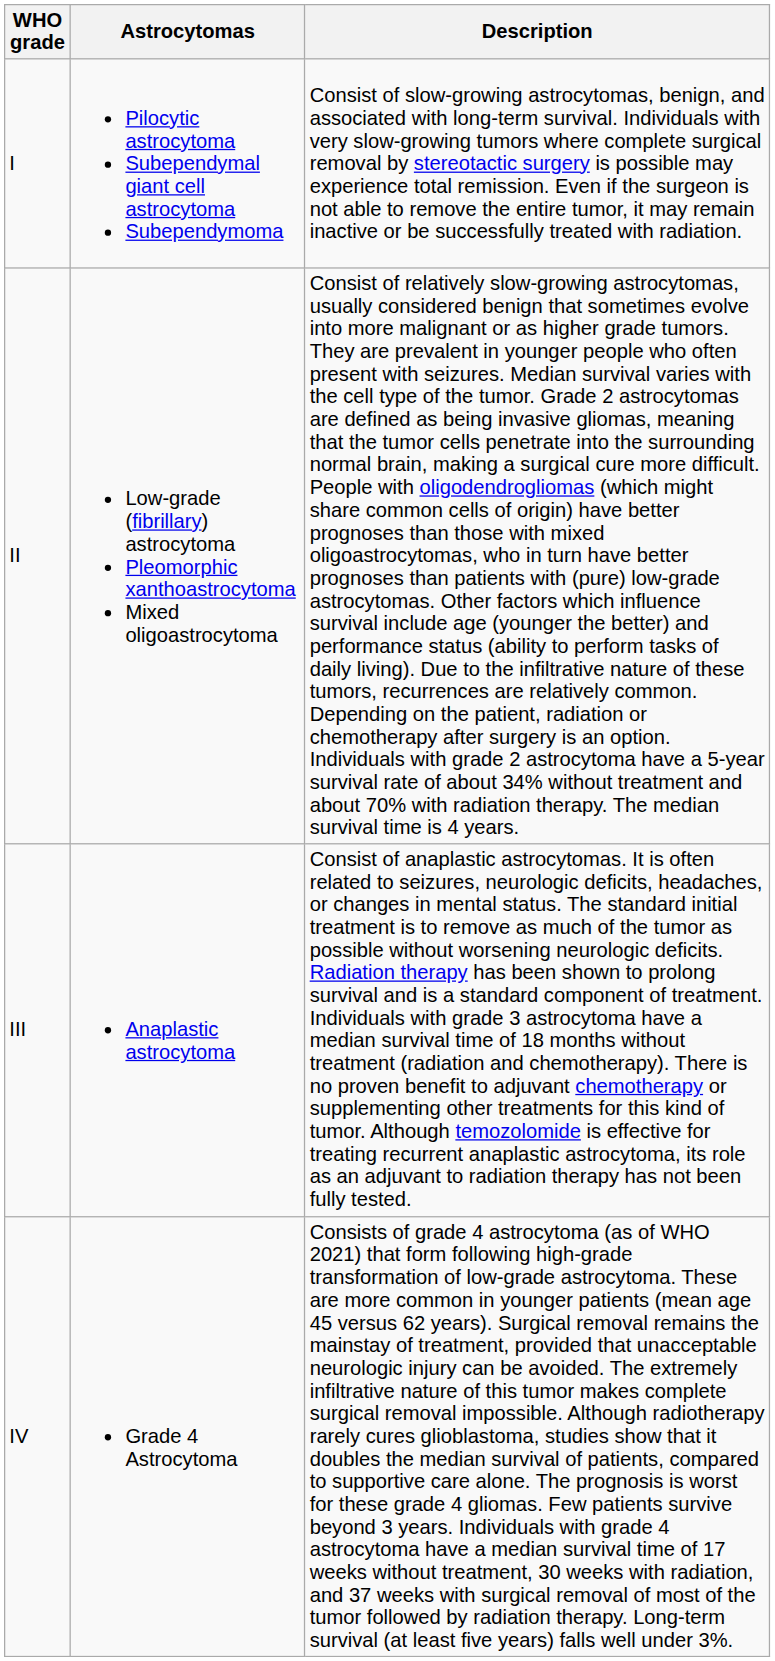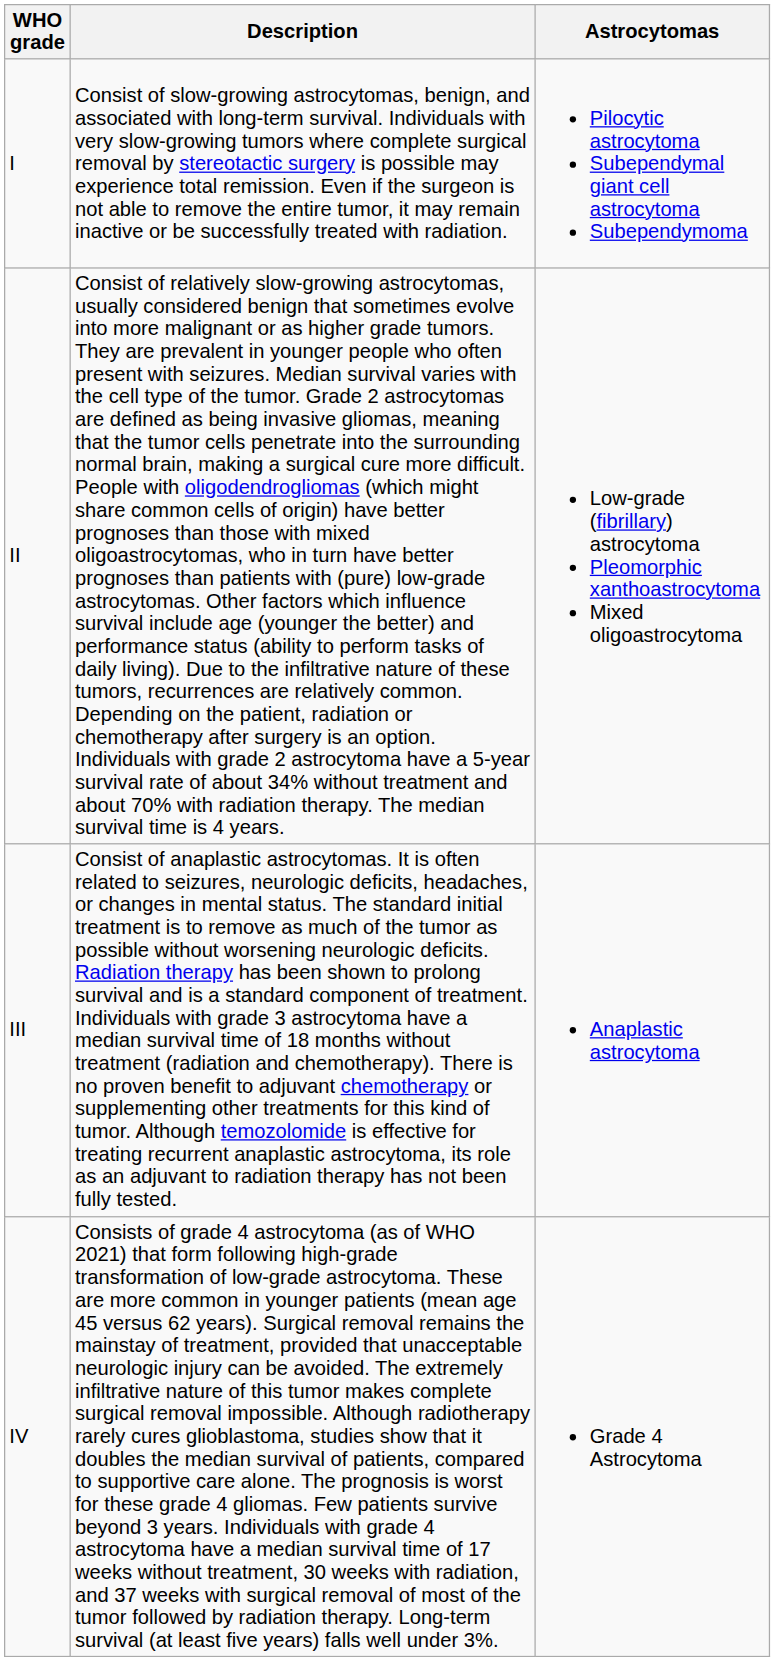columns swapped: (188, 31) <-> (537, 31)
